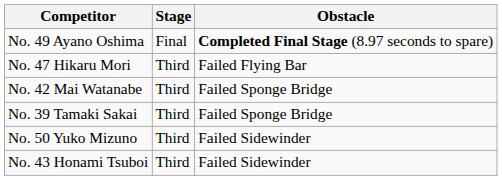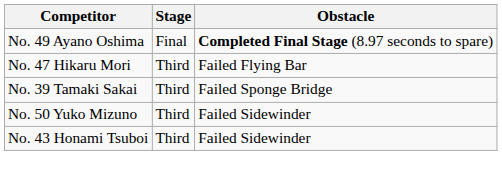- row: (75, 89)
